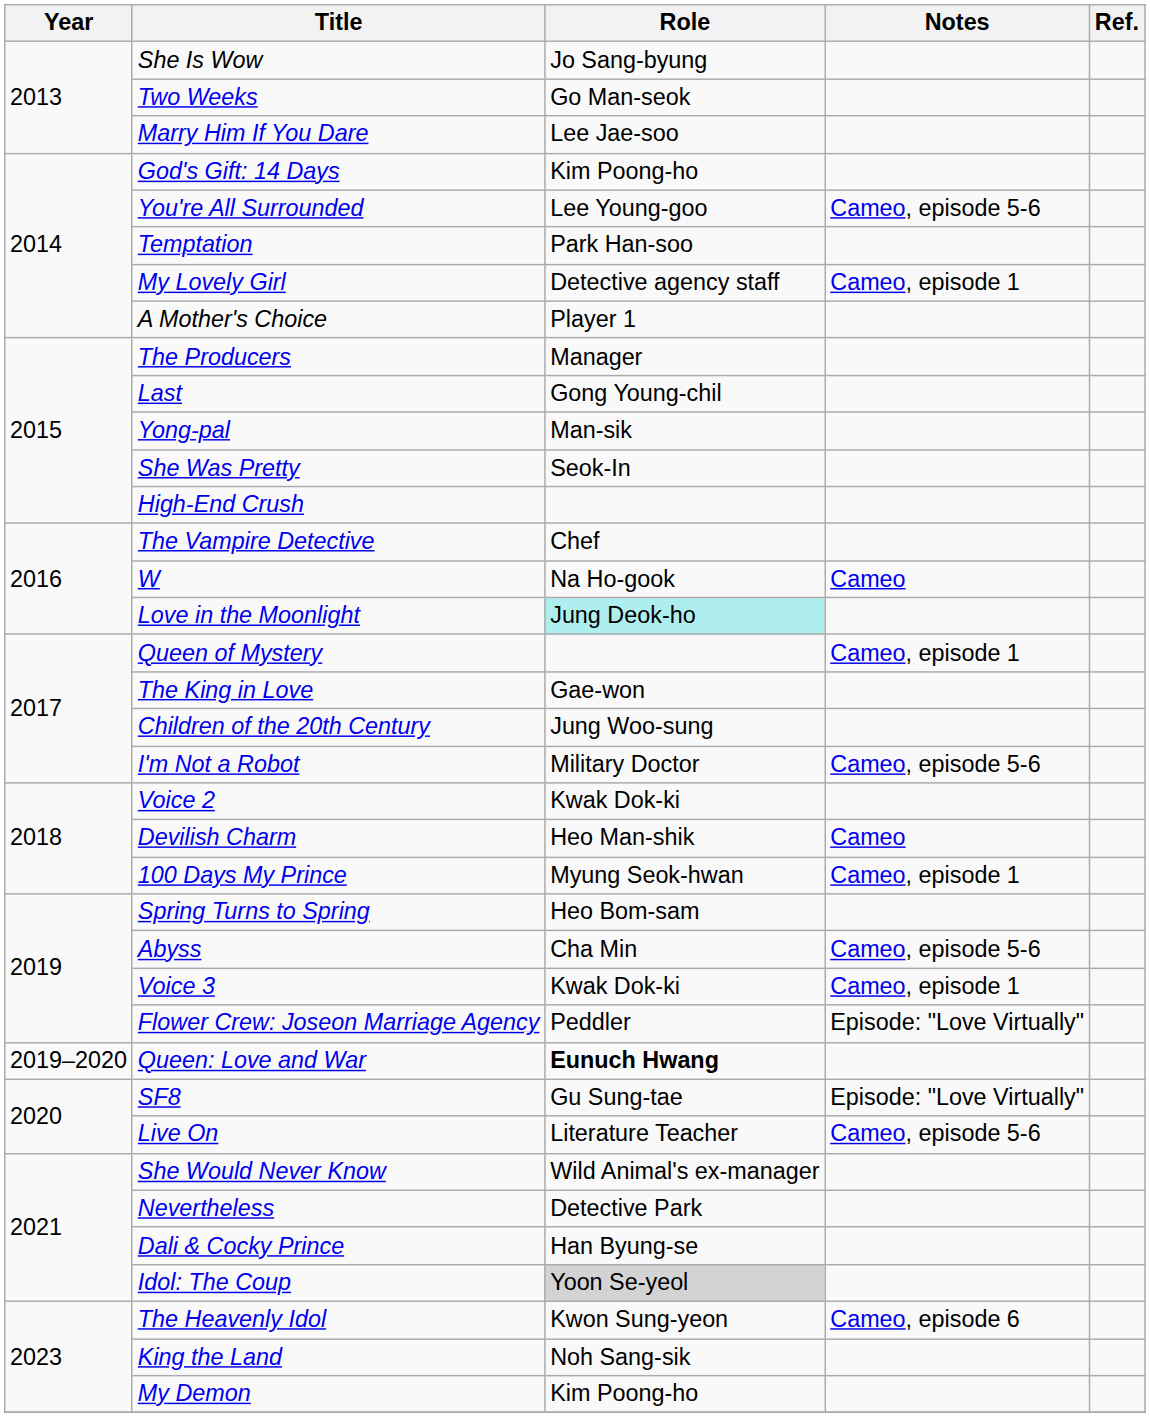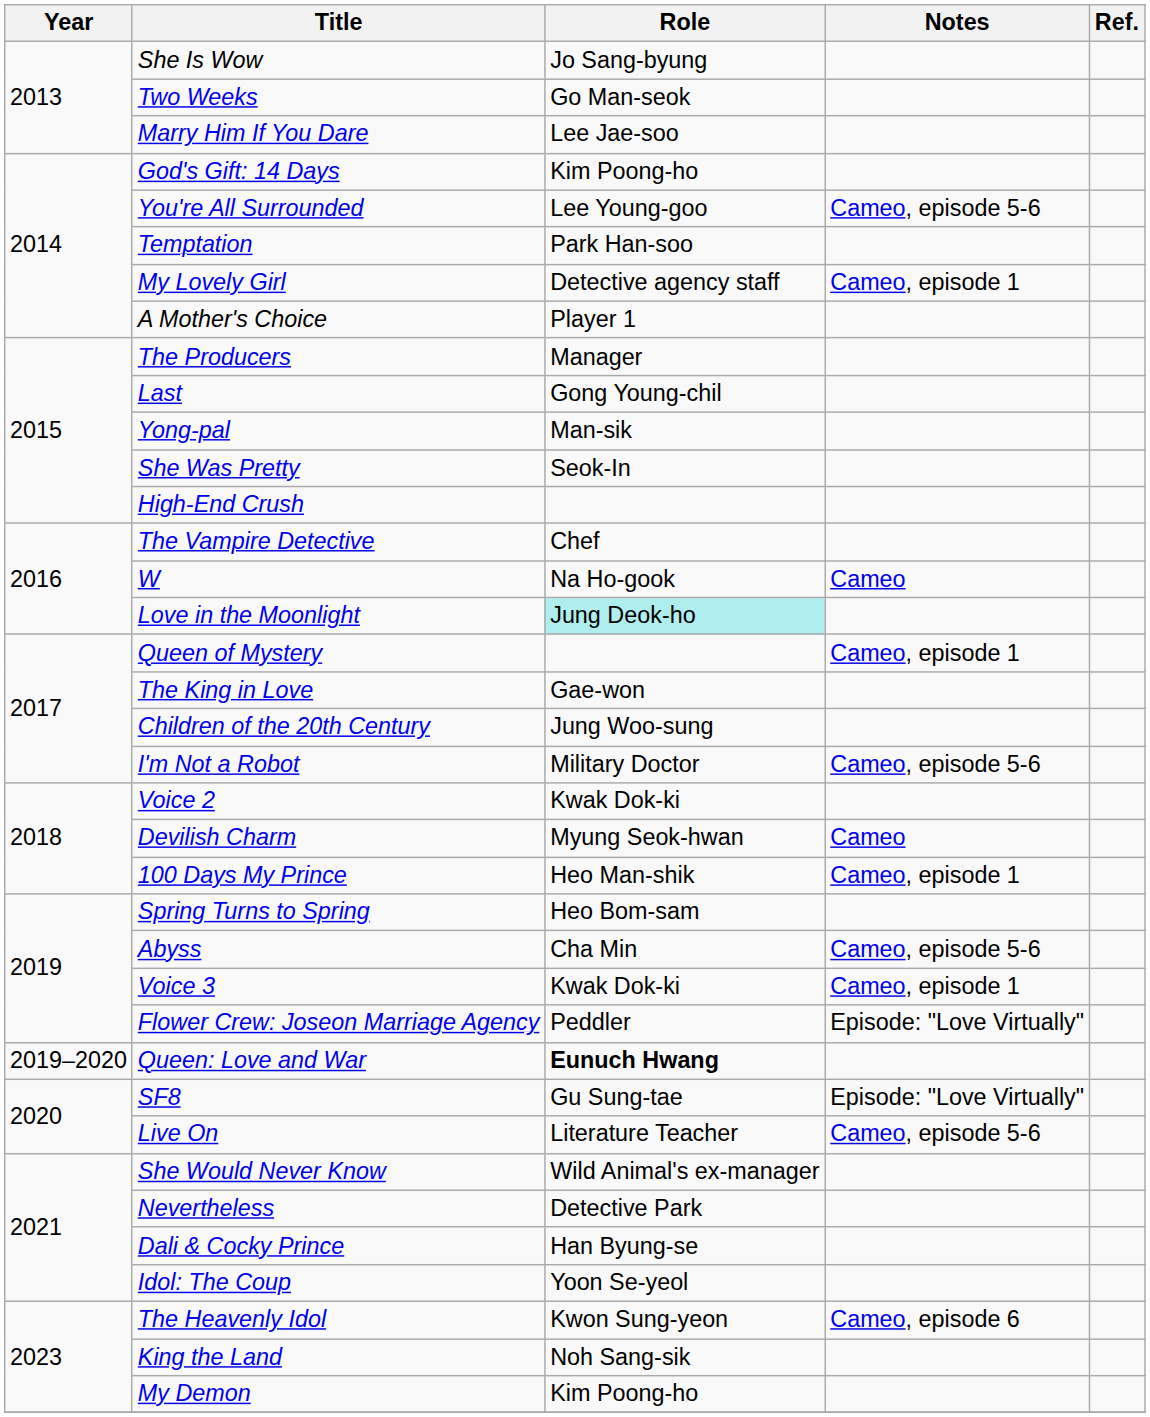(622, 838) Heo Man-shik -> (647, 838) Myung Seok-hwan
(647, 875) Myung Seok-hwan -> (622, 875) Heo Man-shik
(619, 1282) lightgrey background -> (619, 1282) no background
